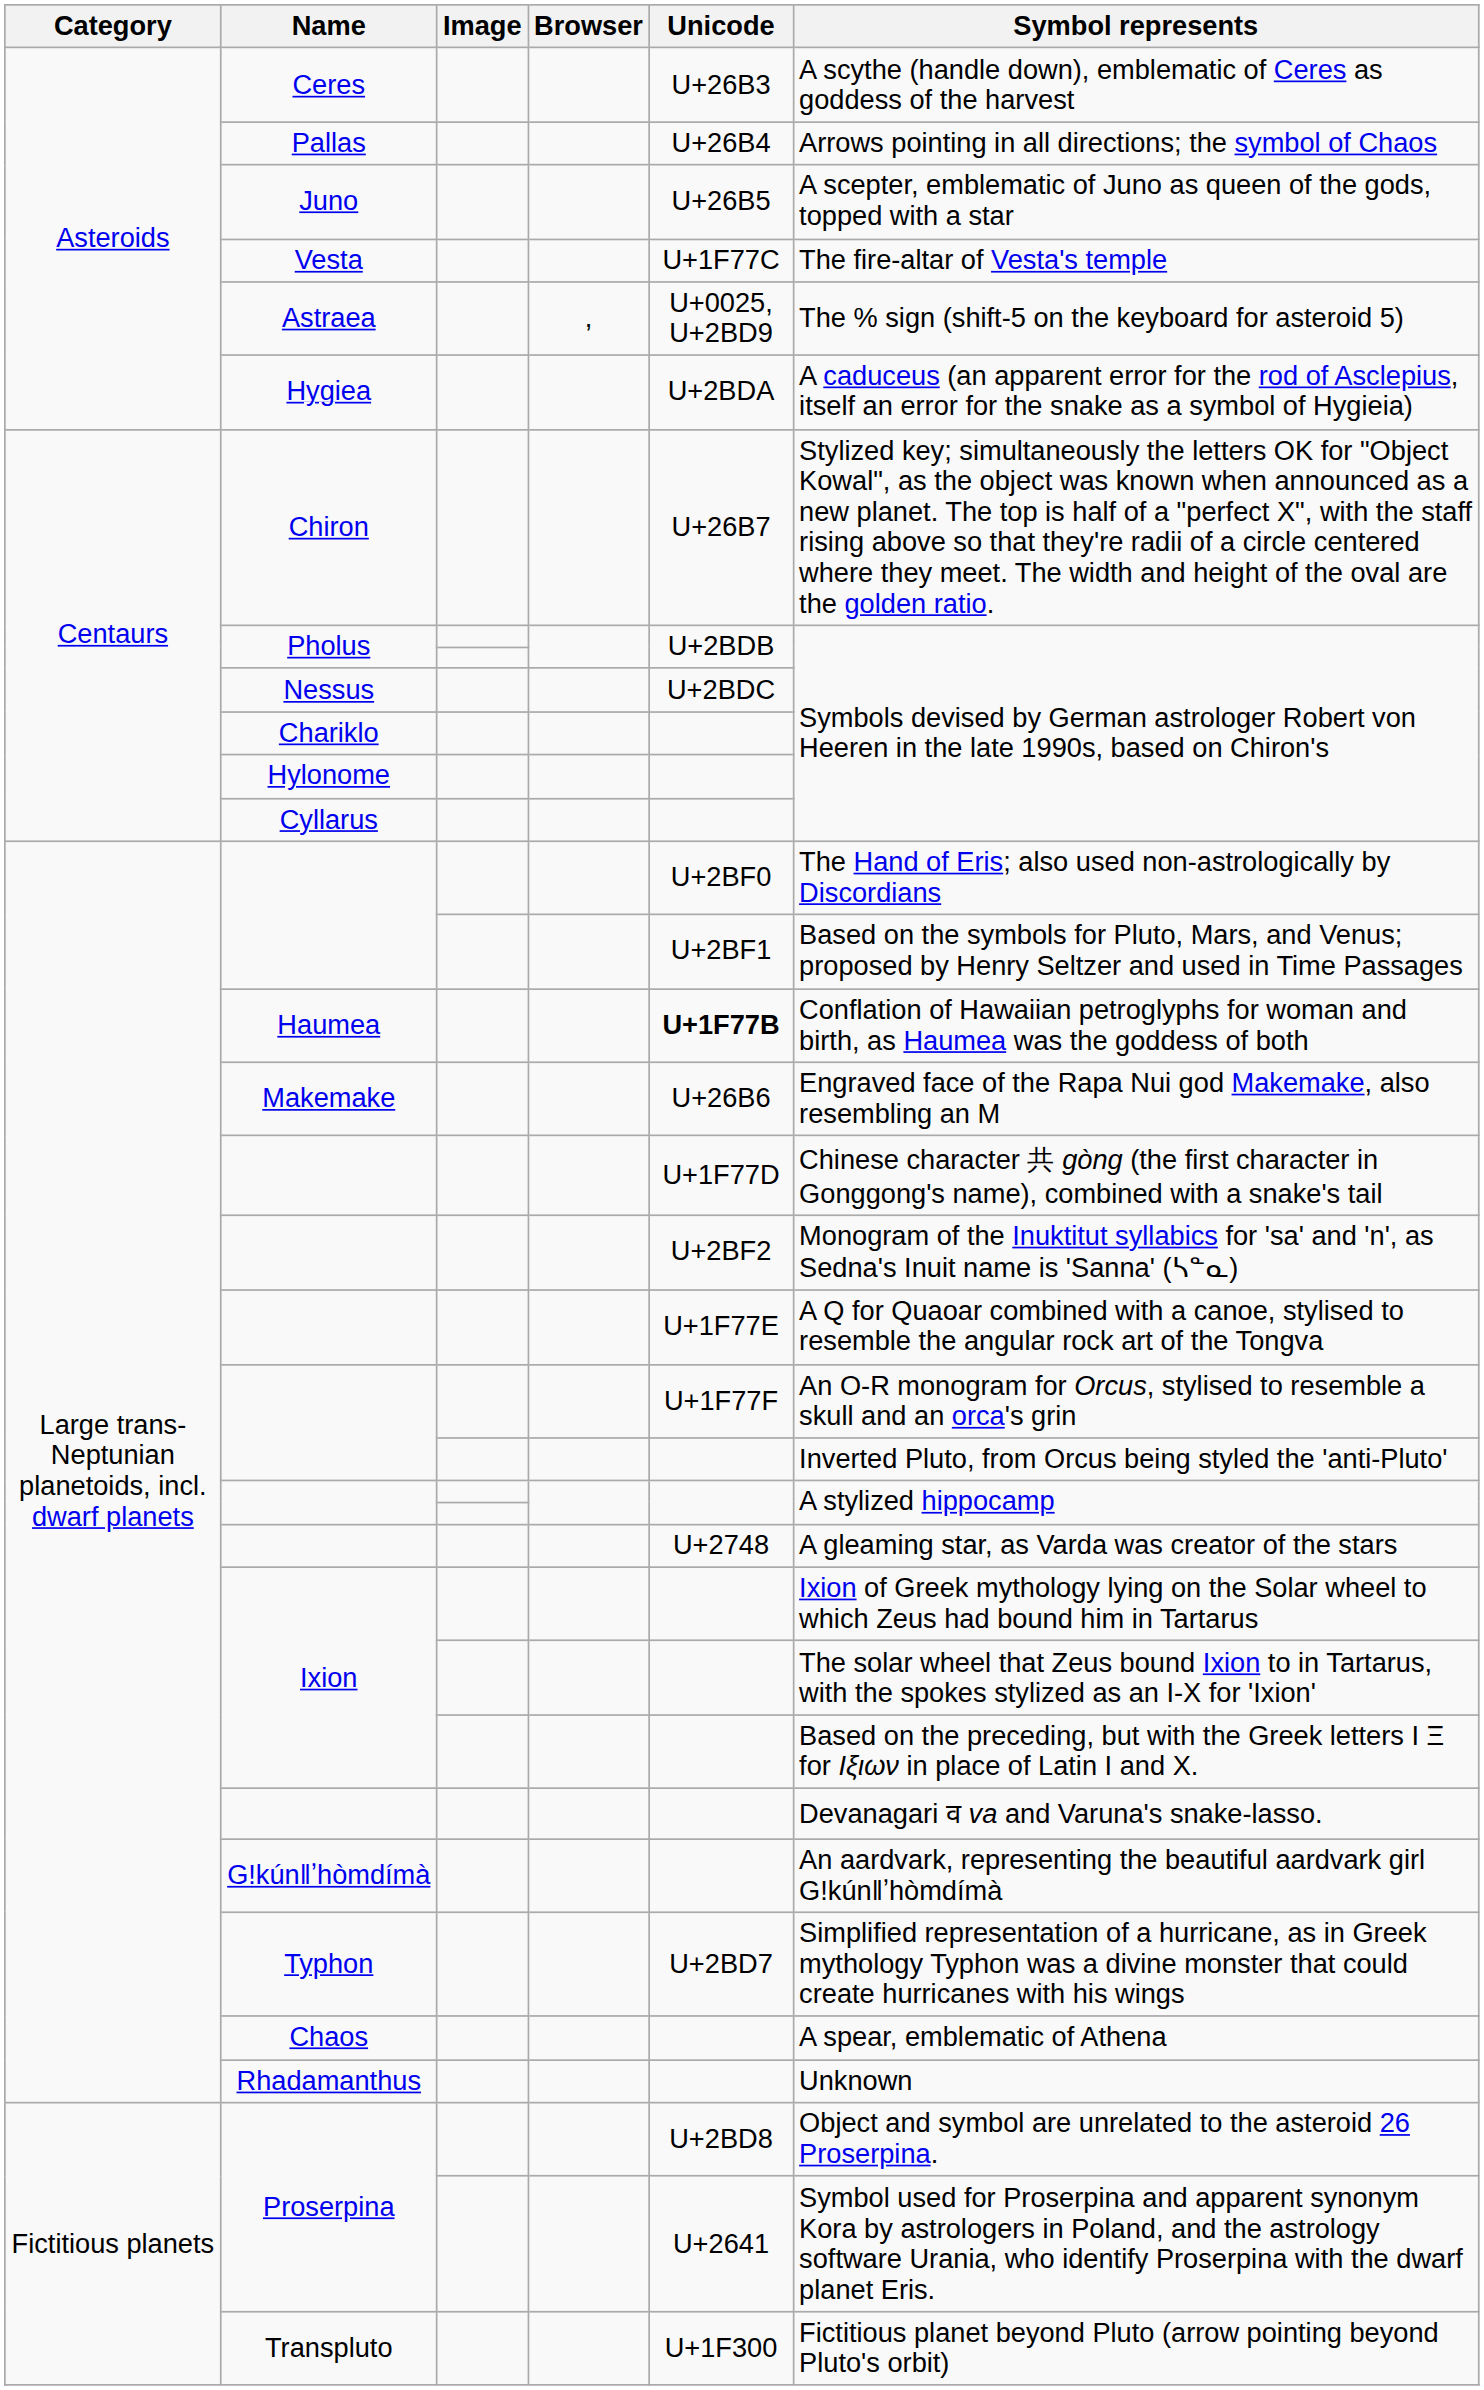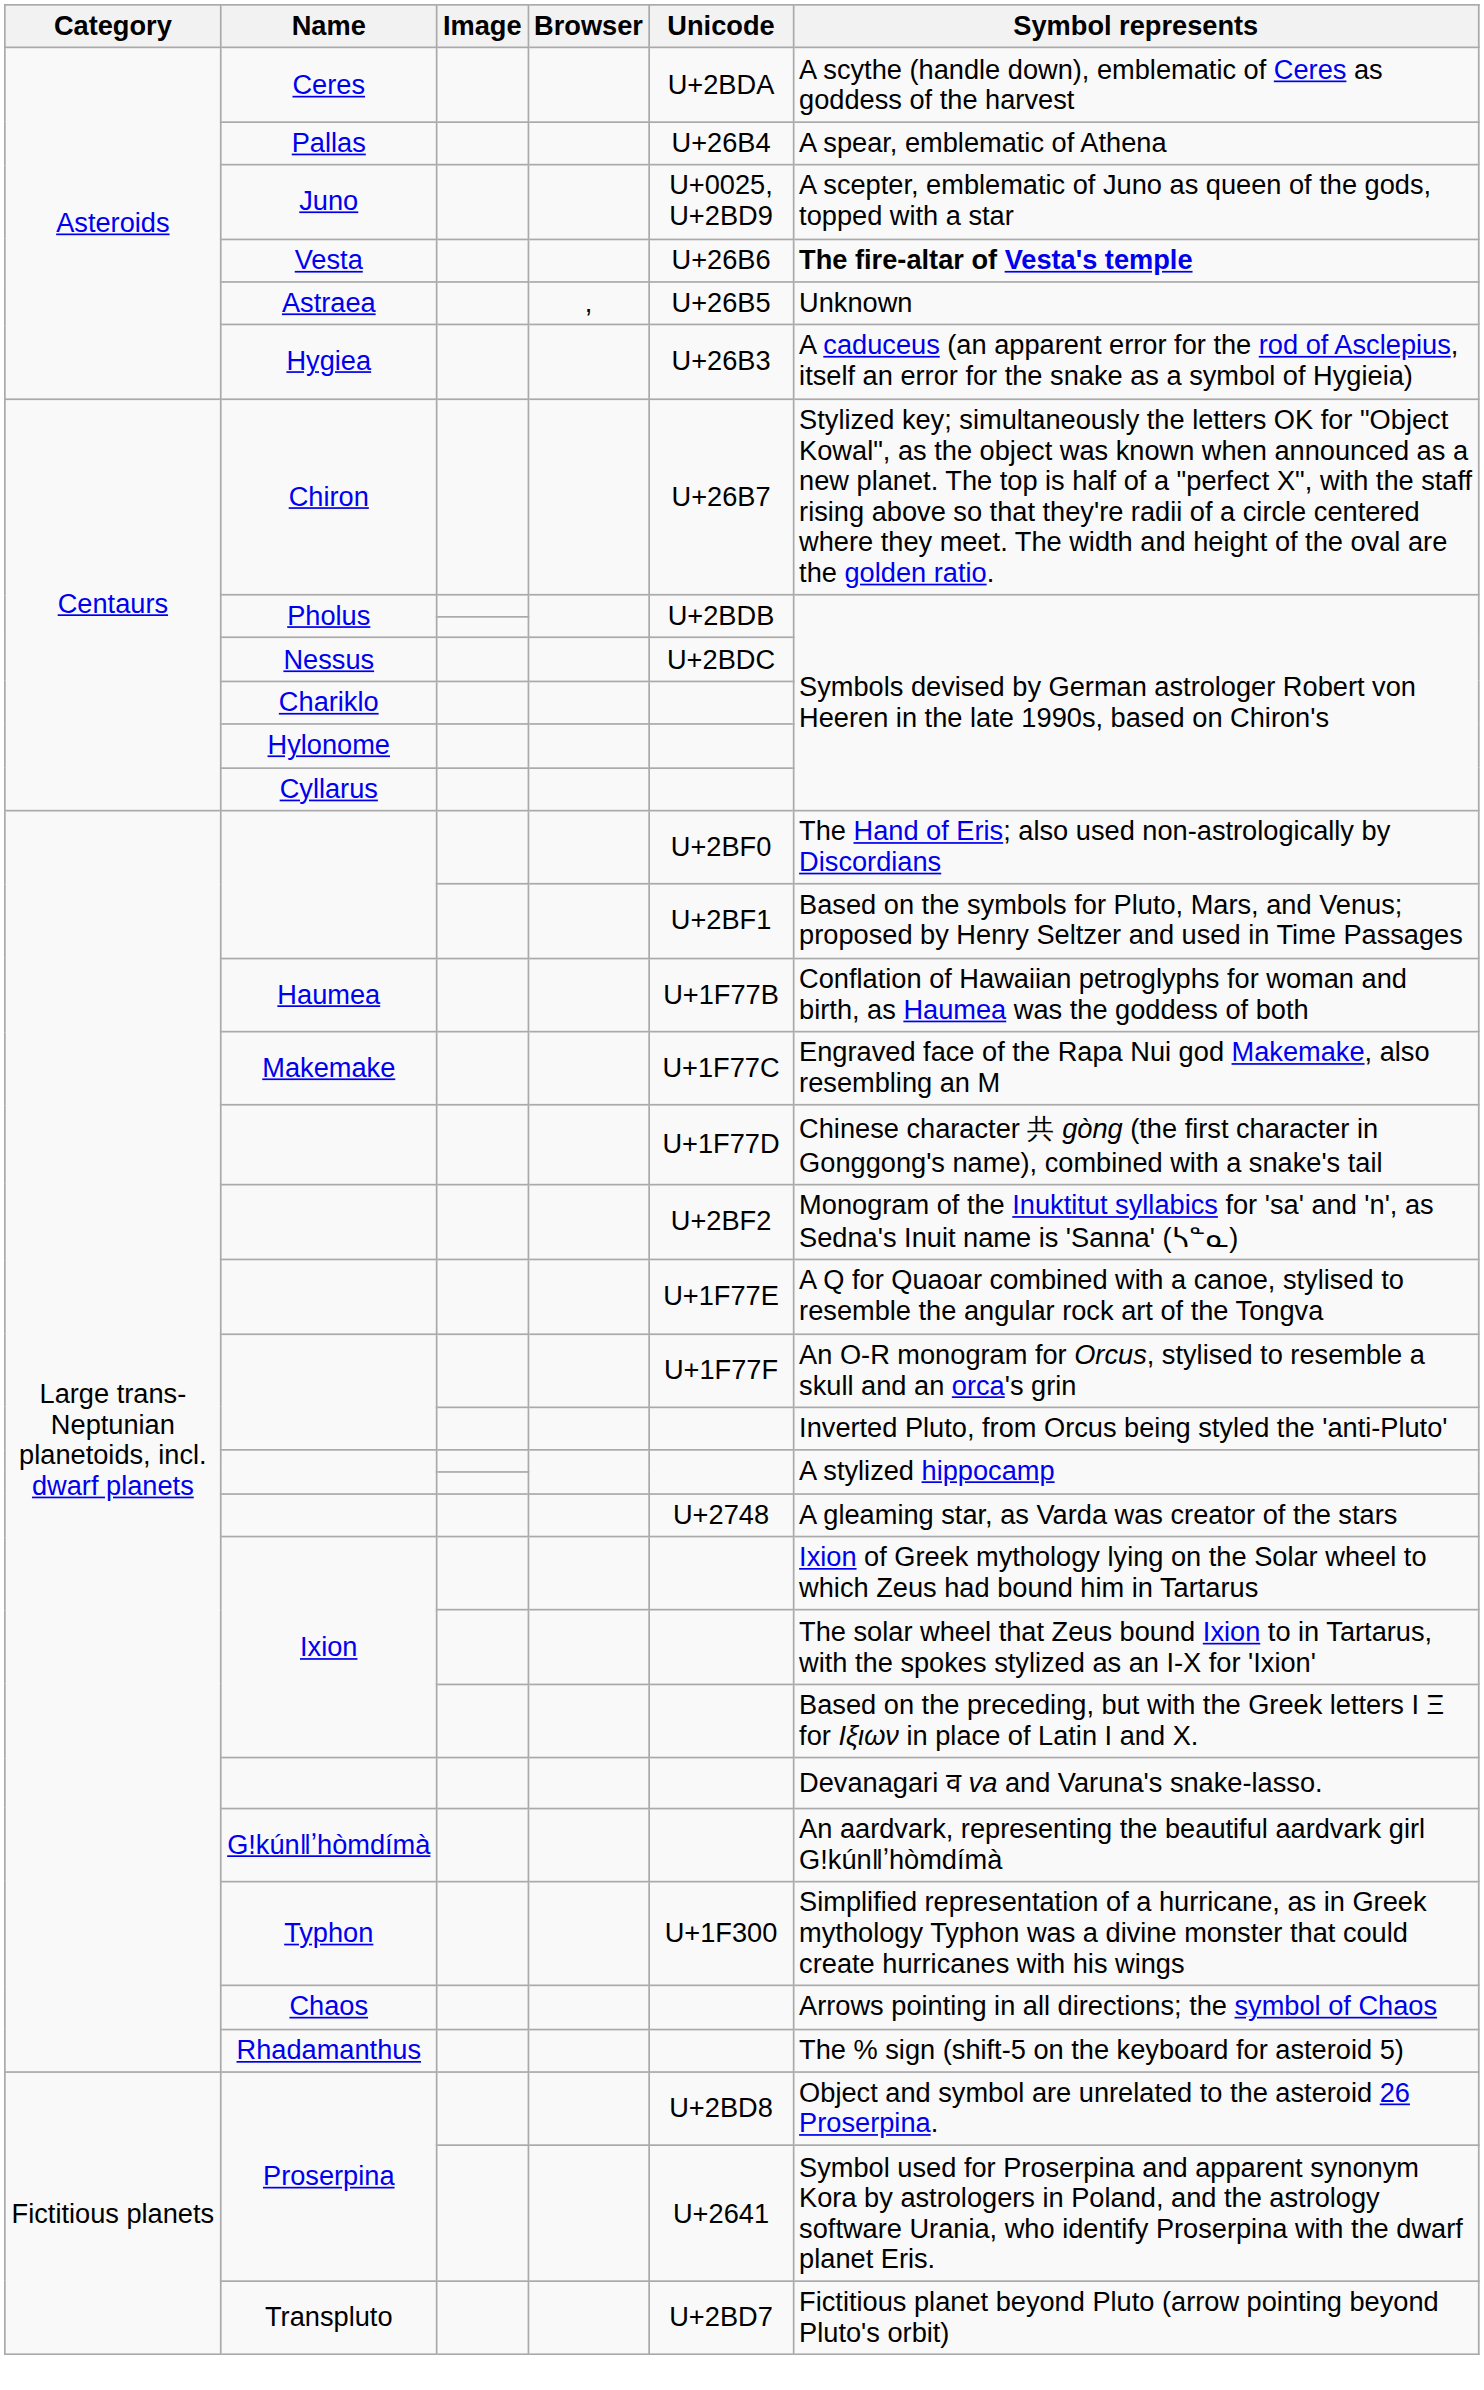(721, 84) U+26B3 -> (721, 84) U+2BDA
(1118, 142) Arrows pointing in all directions; the symbol of Chaos -> (983, 142) A spear, emblematic of Athena
(721, 201) U+26B5 -> (721, 201) U+0025, U+2BD9
(721, 259) U+1F77C -> (721, 259) U+26B6
(983, 259) normal -> (996, 259) bold
(721, 318) U+0025, U+2BD9 -> (721, 302) U+26B5
(1101, 318) The % sign (shift-5 on the keyboard for asteroid 5) -> (856, 302) Unknown
(721, 391) U+2BDA -> (721, 361) U+26B3
(721, 1025) bold -> (721, 994) normal
(721, 1098) U+26B6 -> (721, 1068) U+1F77C
(721, 1963) U+2BD7 -> (721, 1933) U+1F300
(983, 2037) A spear, emblematic of Athena -> (1118, 2006) Arrows pointing in all directions; the symbol of Chaos
(856, 2080) Unknown -> (1101, 2050) The % sign (shift-5 on the keyboard for asteroid 5)
(721, 2347) U+1F300 -> (721, 2317) U+2BD7
